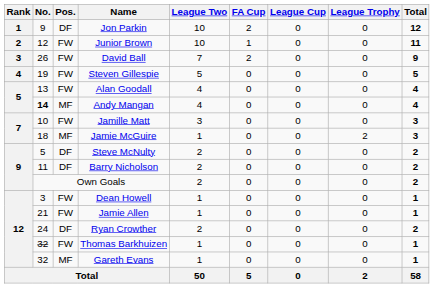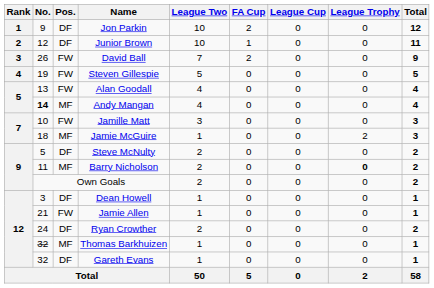(65, 43) FW -> (65, 43) DF
(65, 167) DF -> (65, 167) MF
(365, 167) normal -> (365, 167) bold
(65, 197) FW -> (65, 197) DF
(65, 244) FW -> (65, 244) MF
(65, 259) MF -> (65, 259) DF
